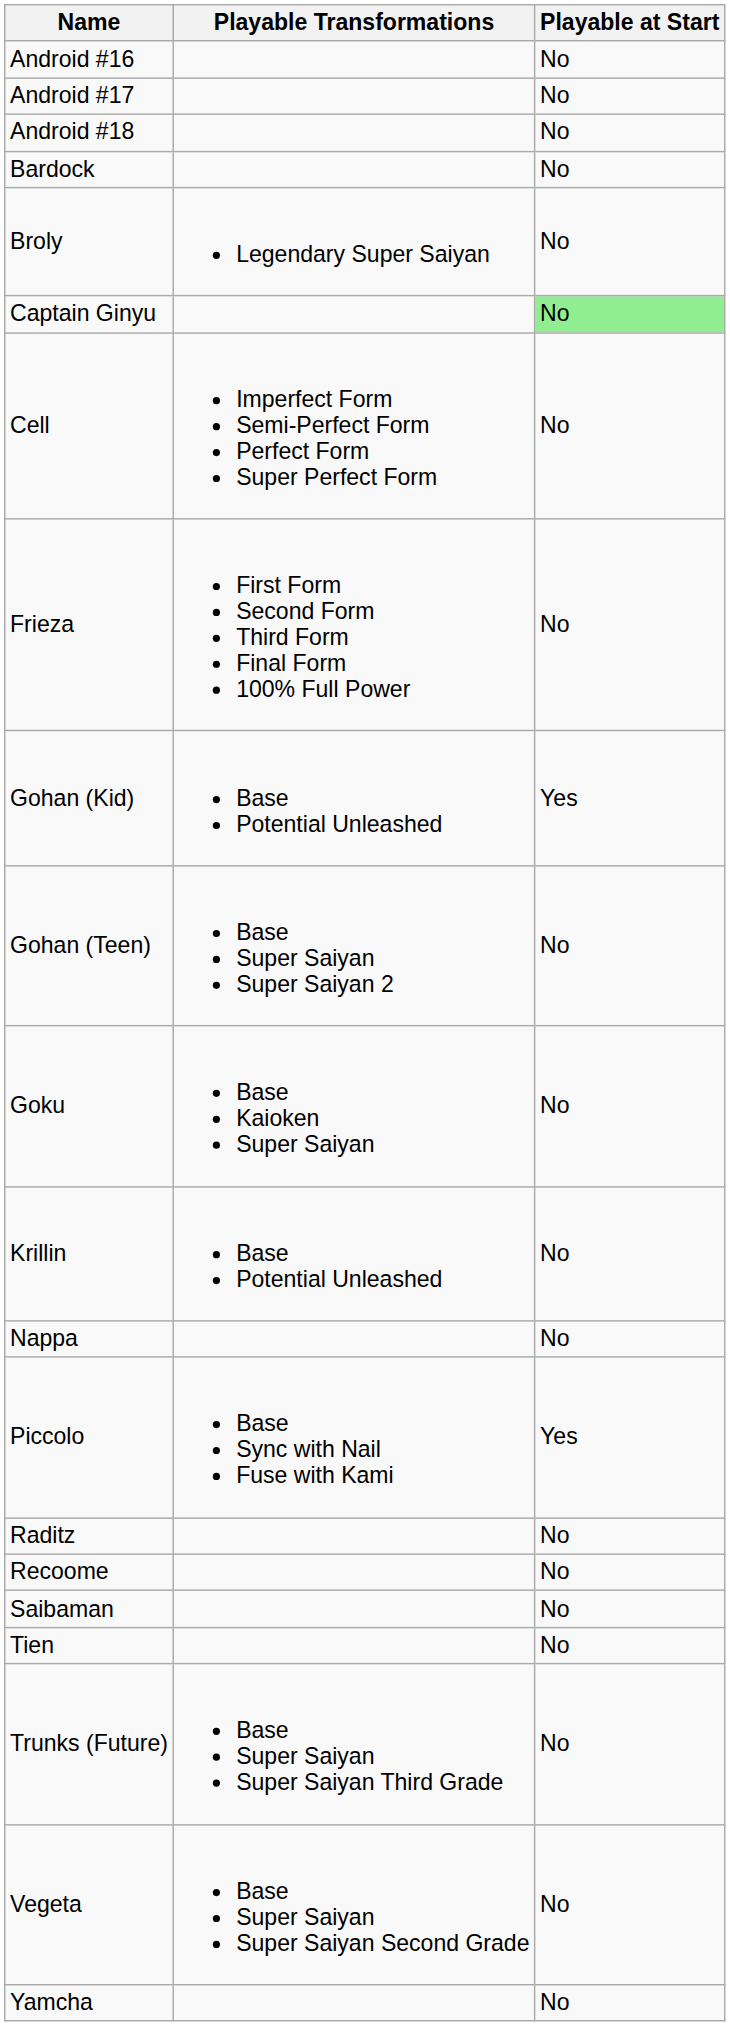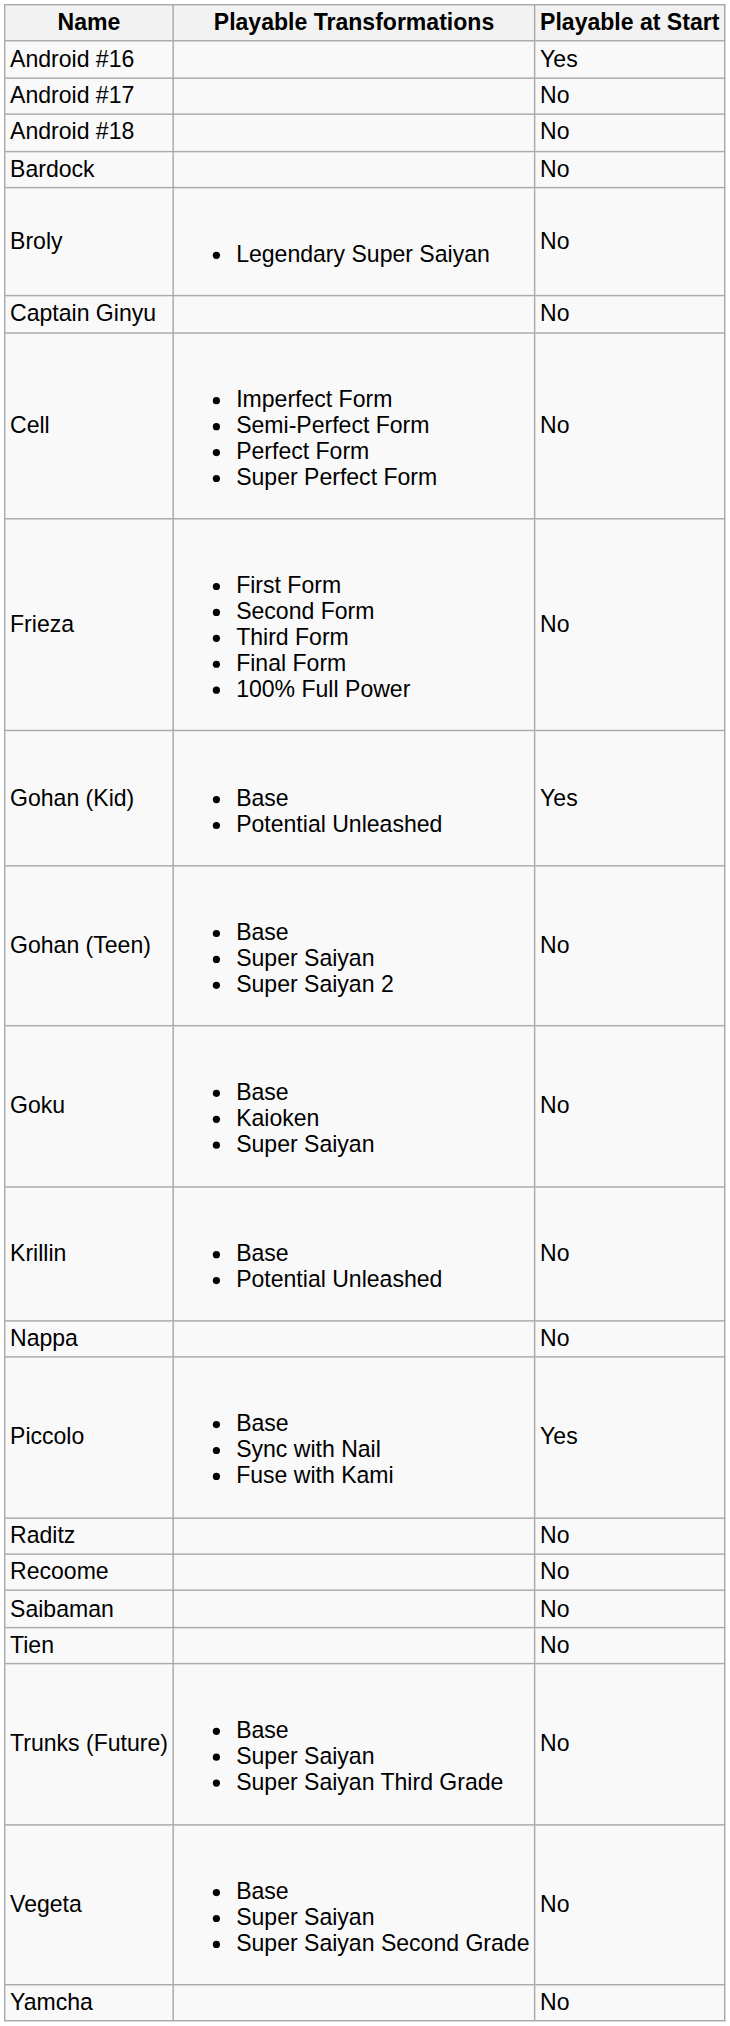(555, 59) No -> (559, 59) Yes
(555, 314) lightgreen background -> (555, 314) no background
